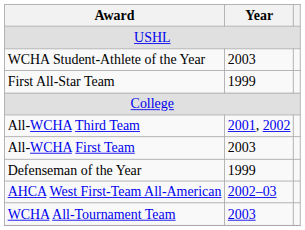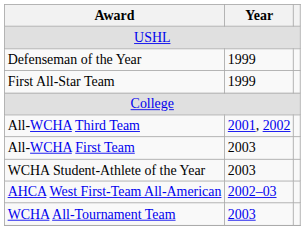rows swapped: (75, 170) <-> (106, 59)
